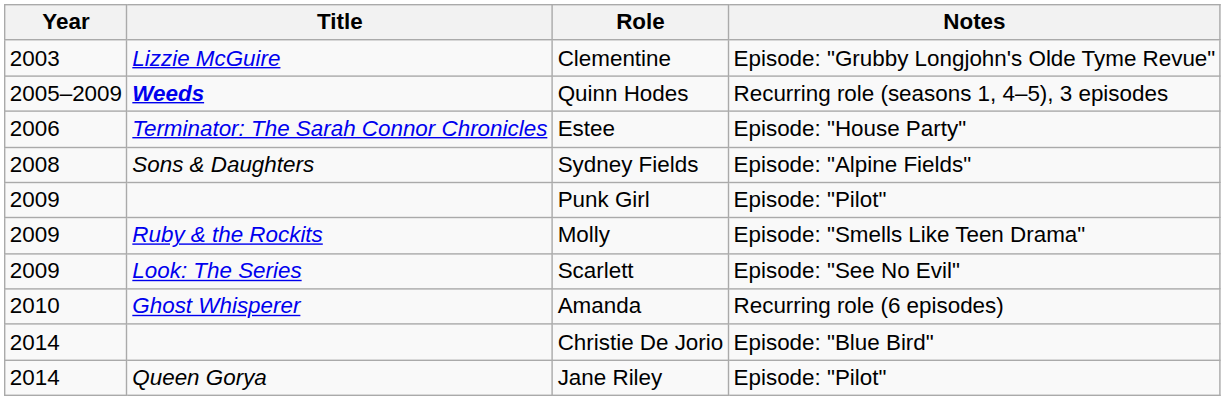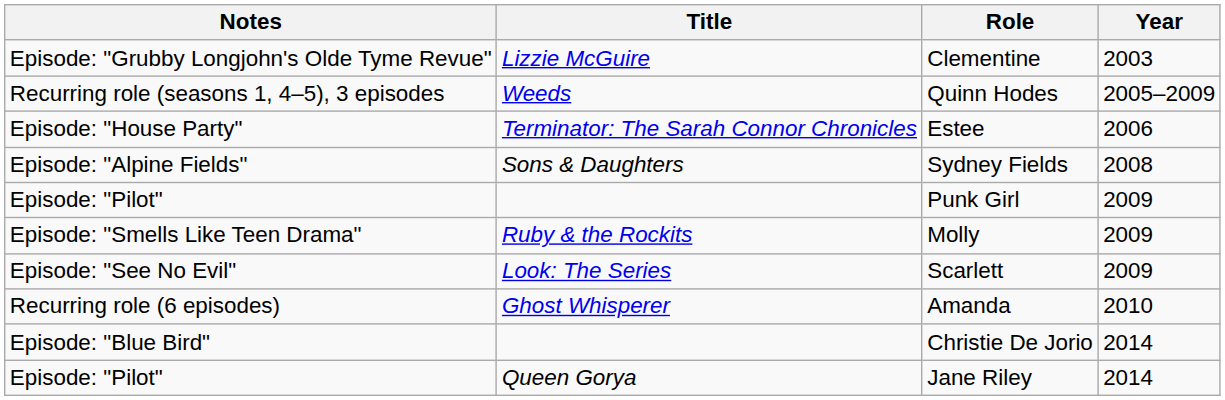columns swapped: (66, 22) <-> (974, 22)
(168, 93) bold -> (537, 93) normal
